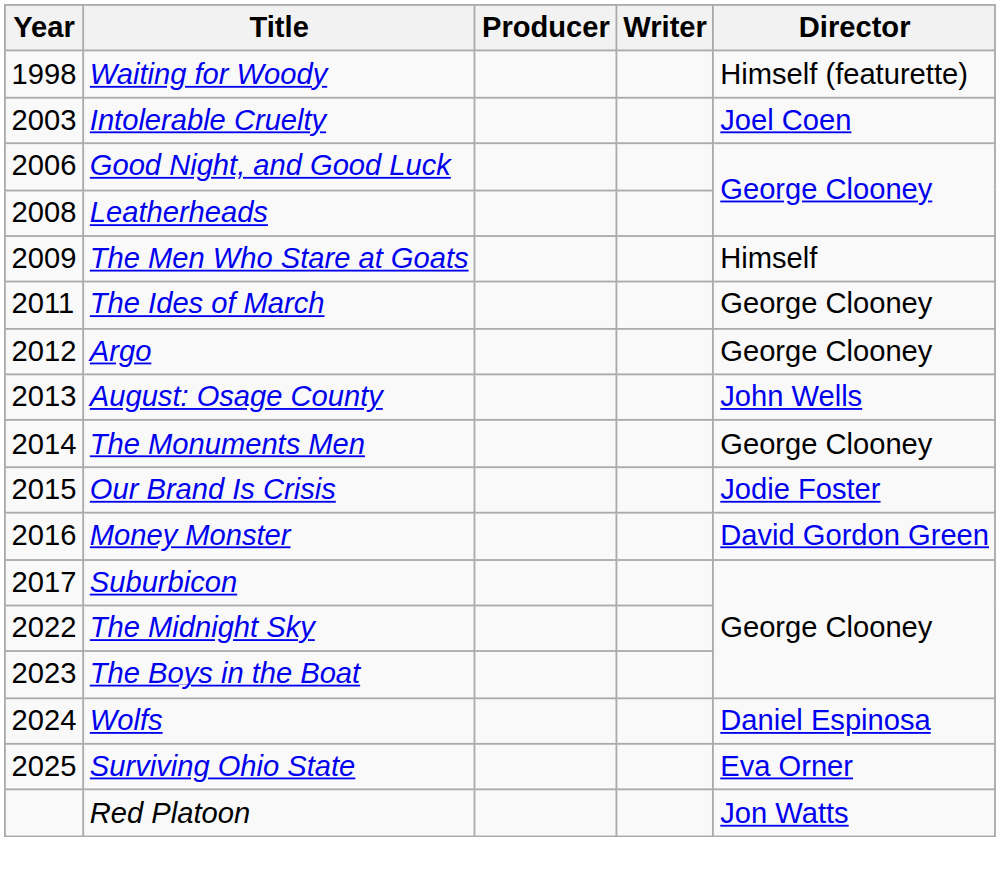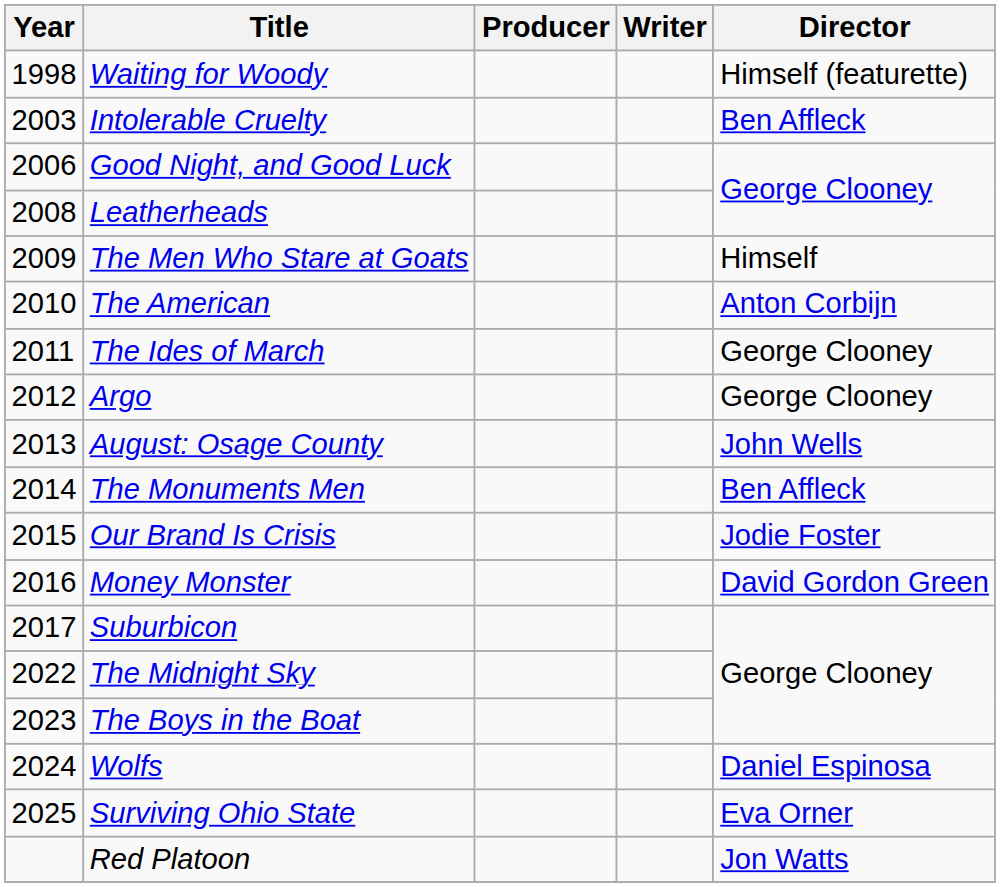(786, 119) Joel Coen -> (793, 119) Ben Affleck
+ row: (180, 304)
(826, 443) George Clooney -> (793, 489) Ben Affleck
